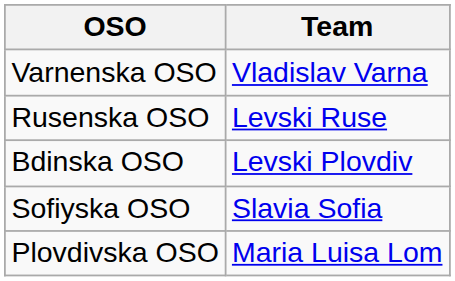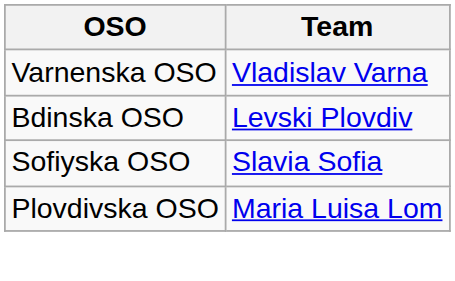- row: (110, 117)
